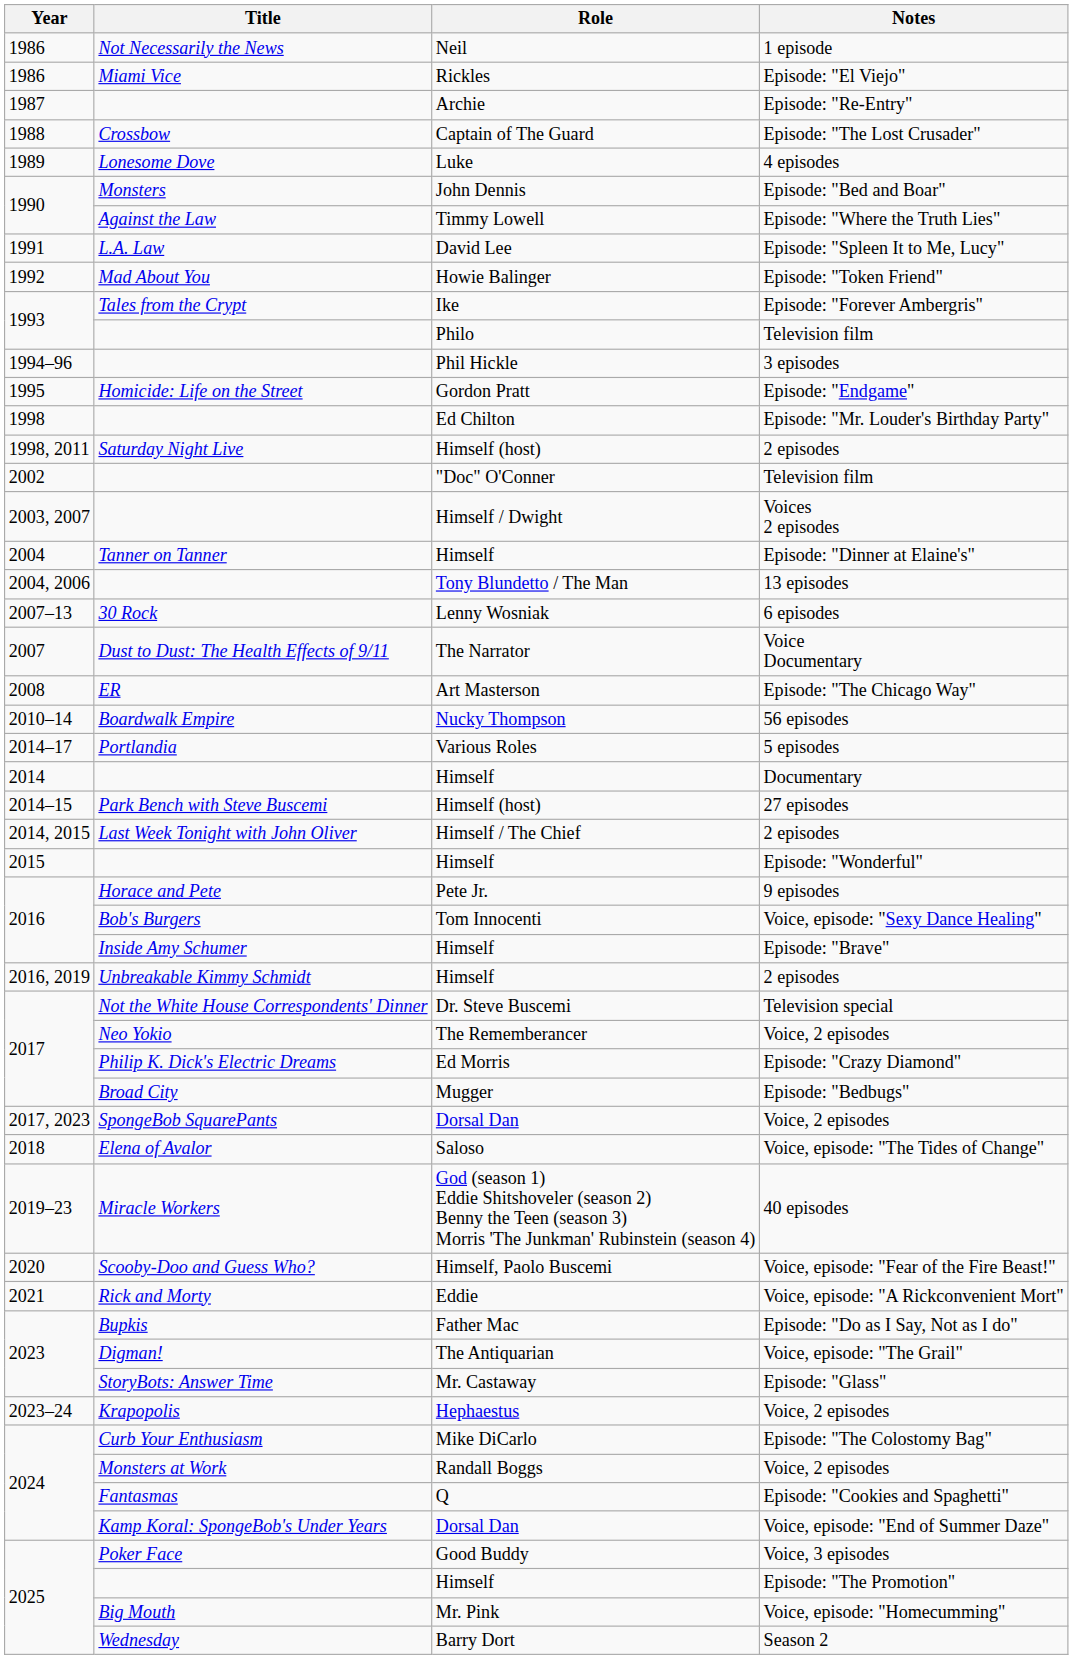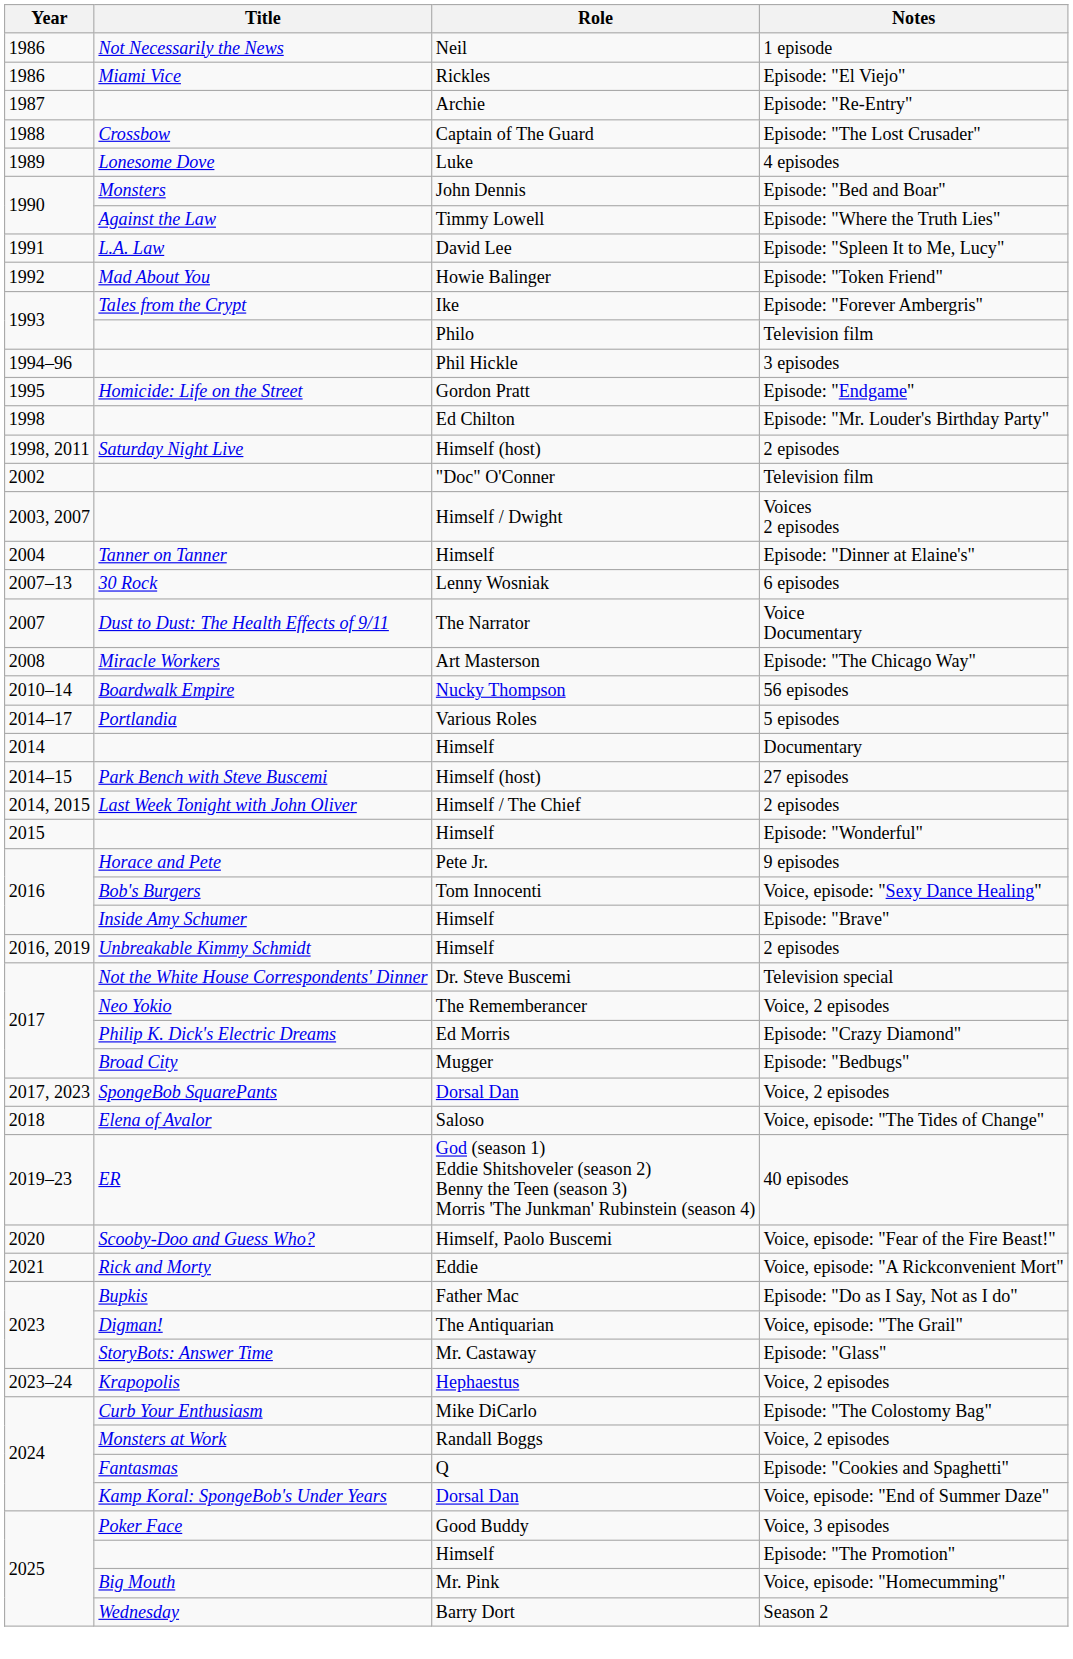- row: (532, 583)
(109, 690) ER -> (159, 661) Miracle Workers
(159, 1208) Miracle Workers -> (109, 1179) ER
